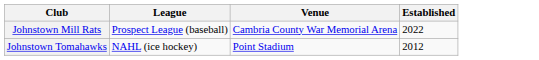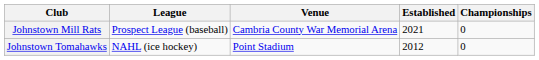+ column: (496, 13)
(413, 30) 2022 -> (413, 30) 2021
